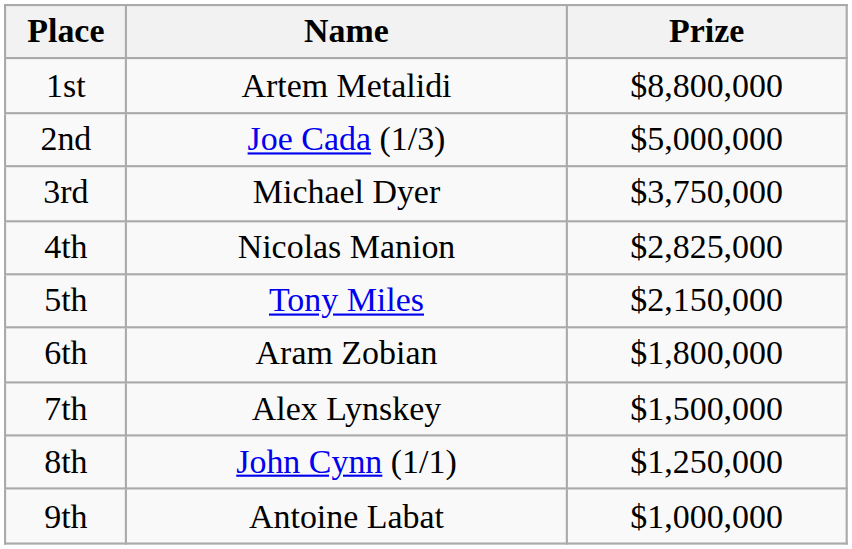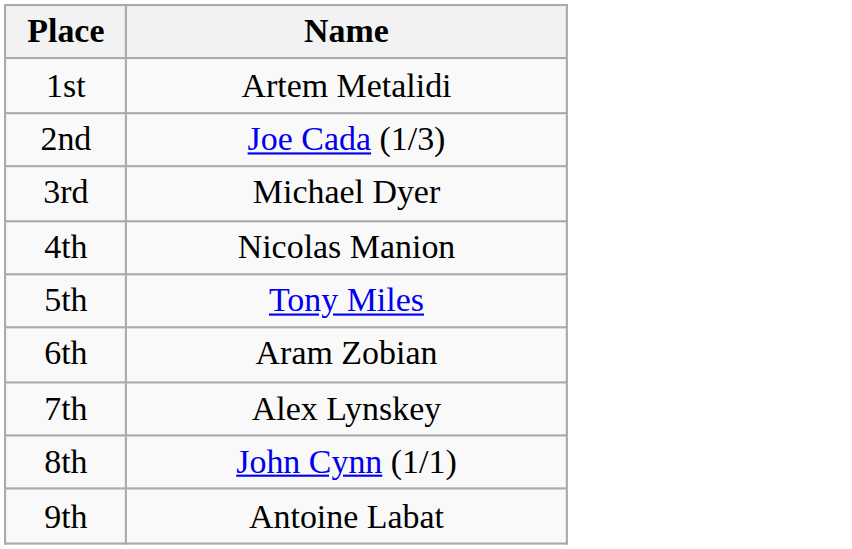- column: (707, 31)
